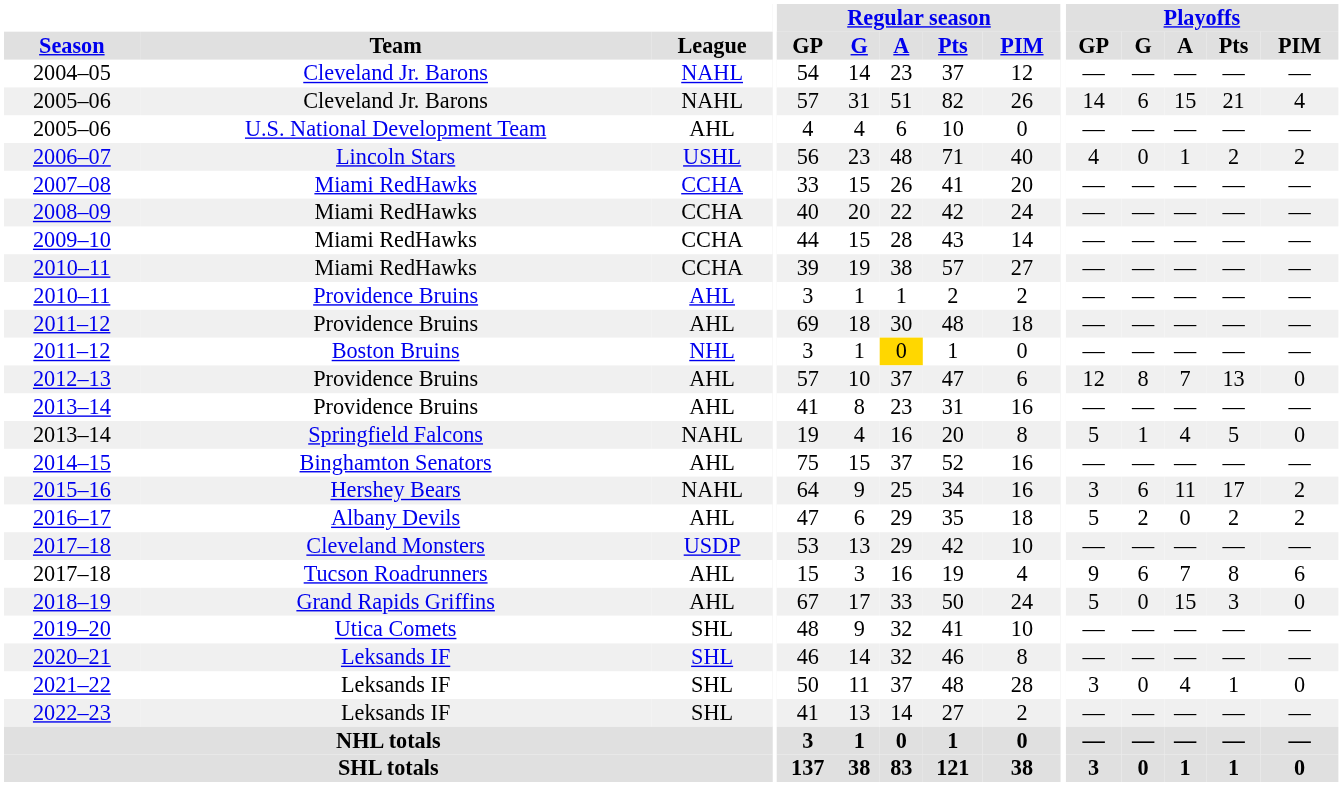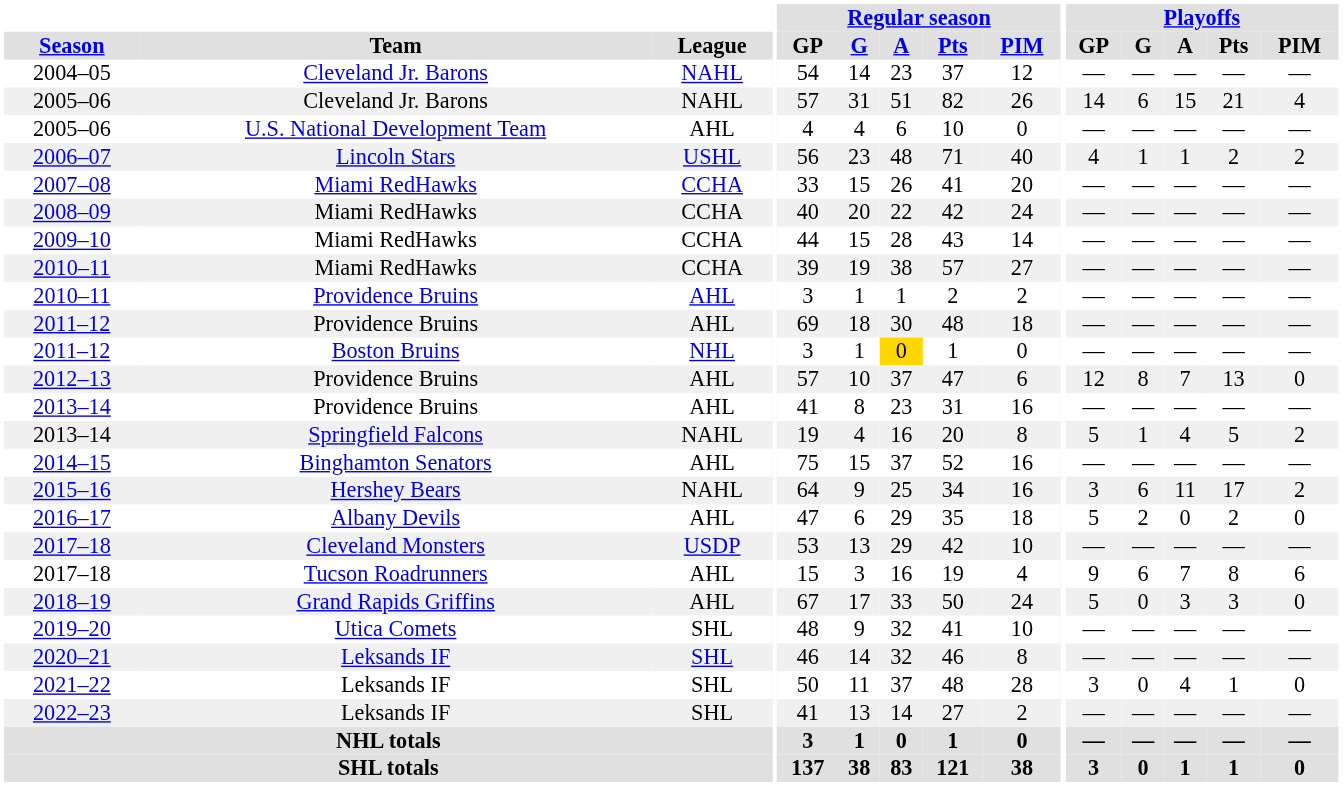(1143, 156) 0 -> (1143, 156) 1
(1300, 434) 0 -> (1300, 434) 2
(1300, 518) 2 -> (1300, 518) 0
(1185, 601) 15 -> (1185, 601) 3
